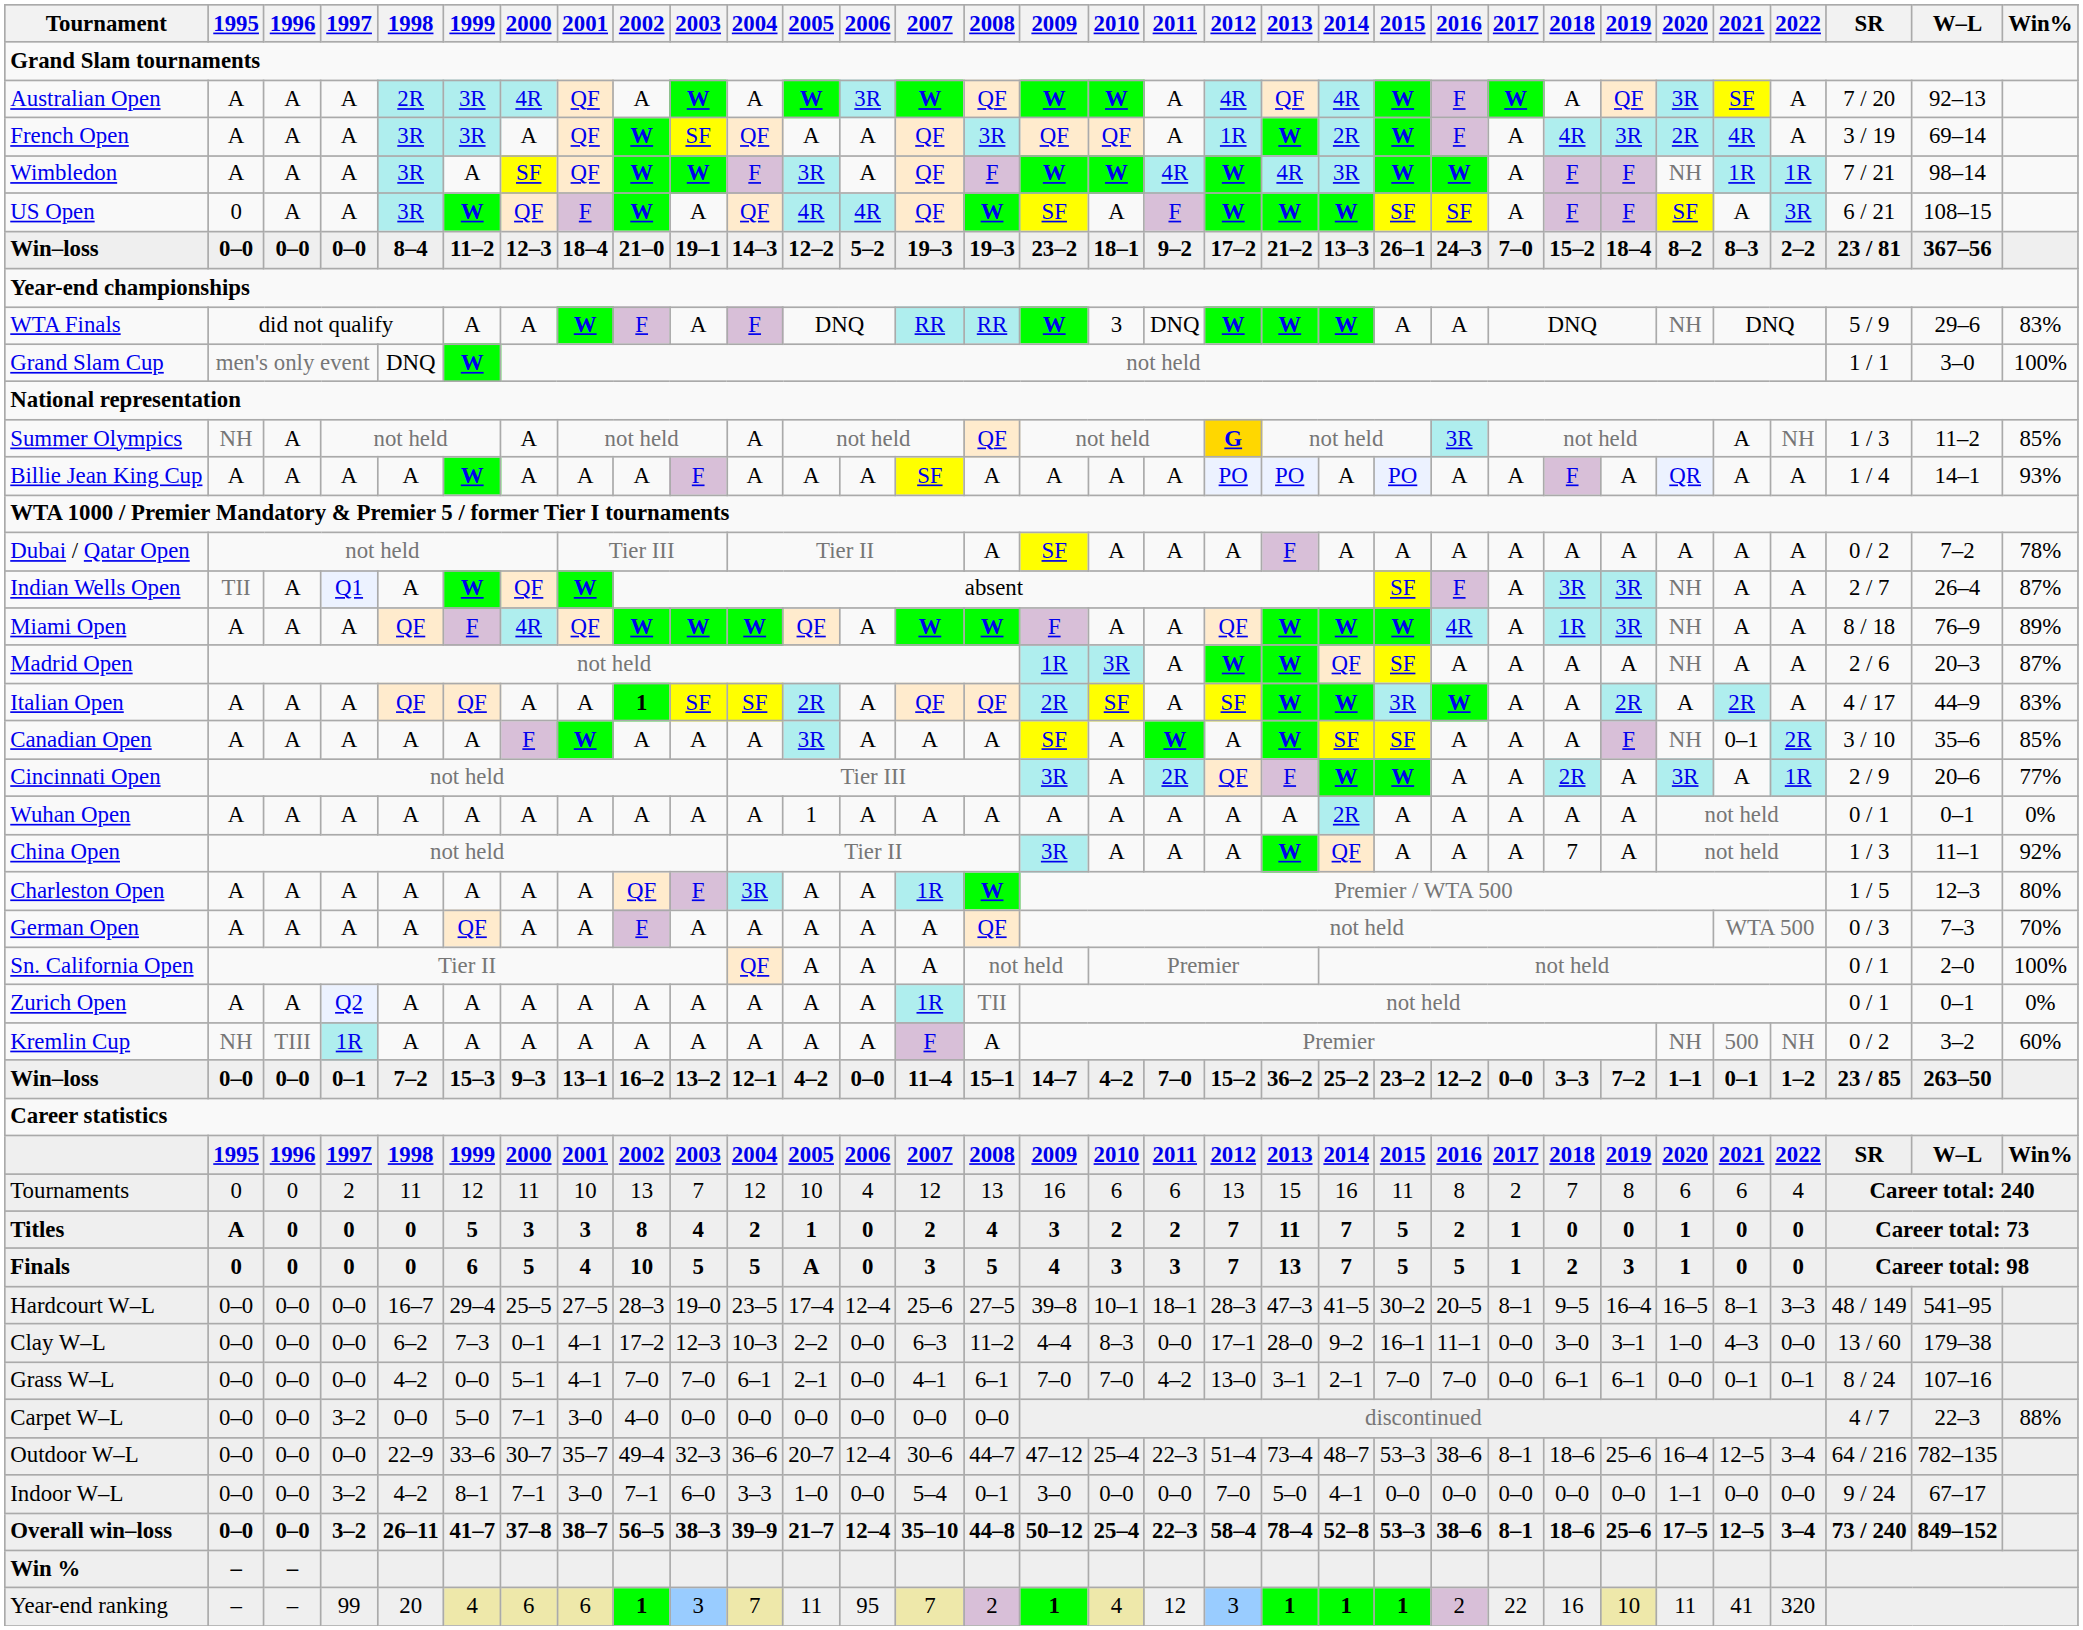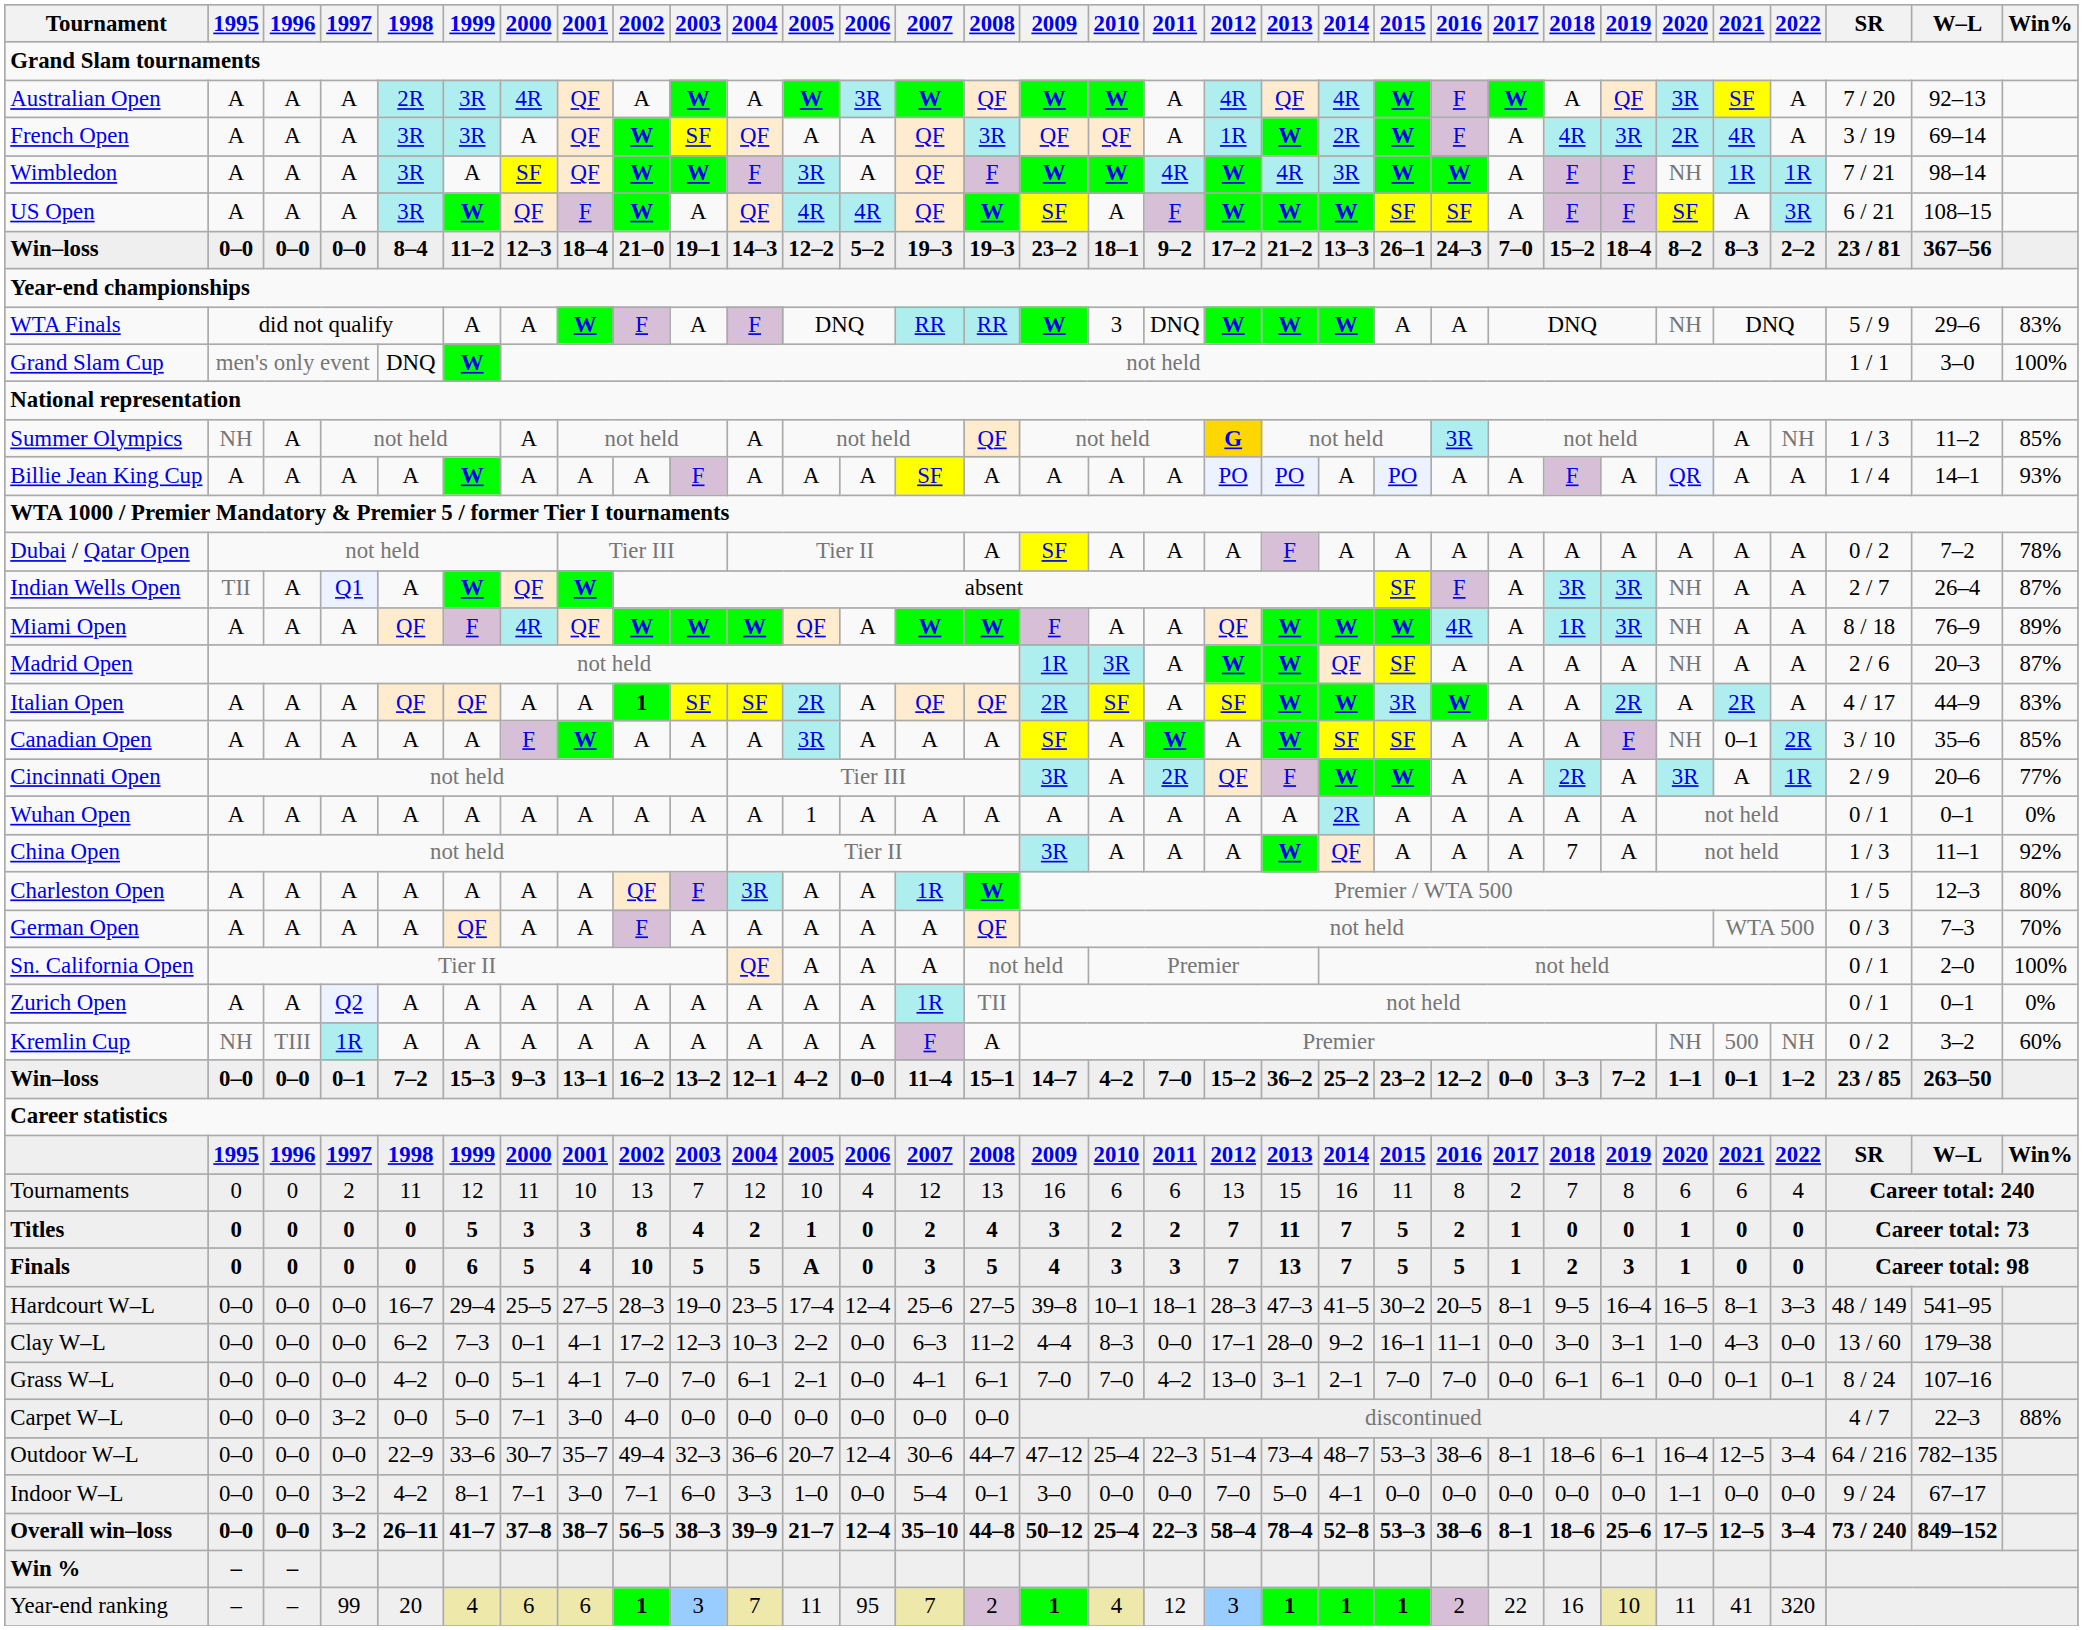(236, 211) 0 -> (236, 211) A
(236, 1229) A -> (236, 1229) 0
(1629, 1455) 25–6 -> (1629, 1455) 6–1
